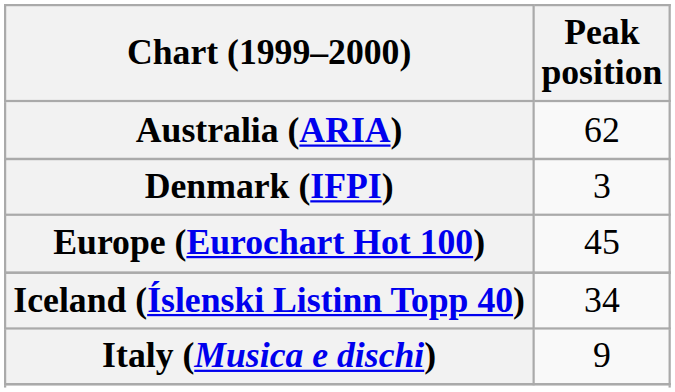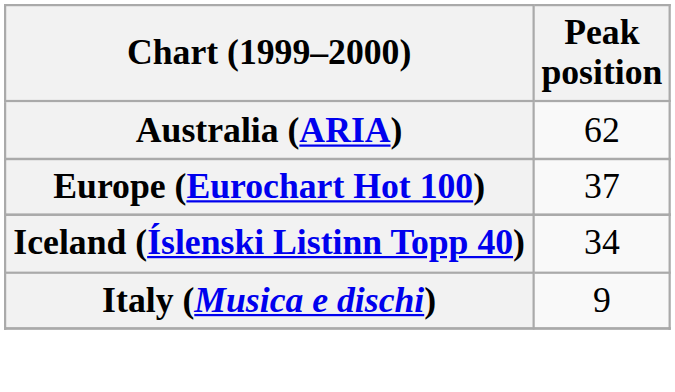- row: (269, 186)
(602, 242) 45 -> (602, 186) 37
